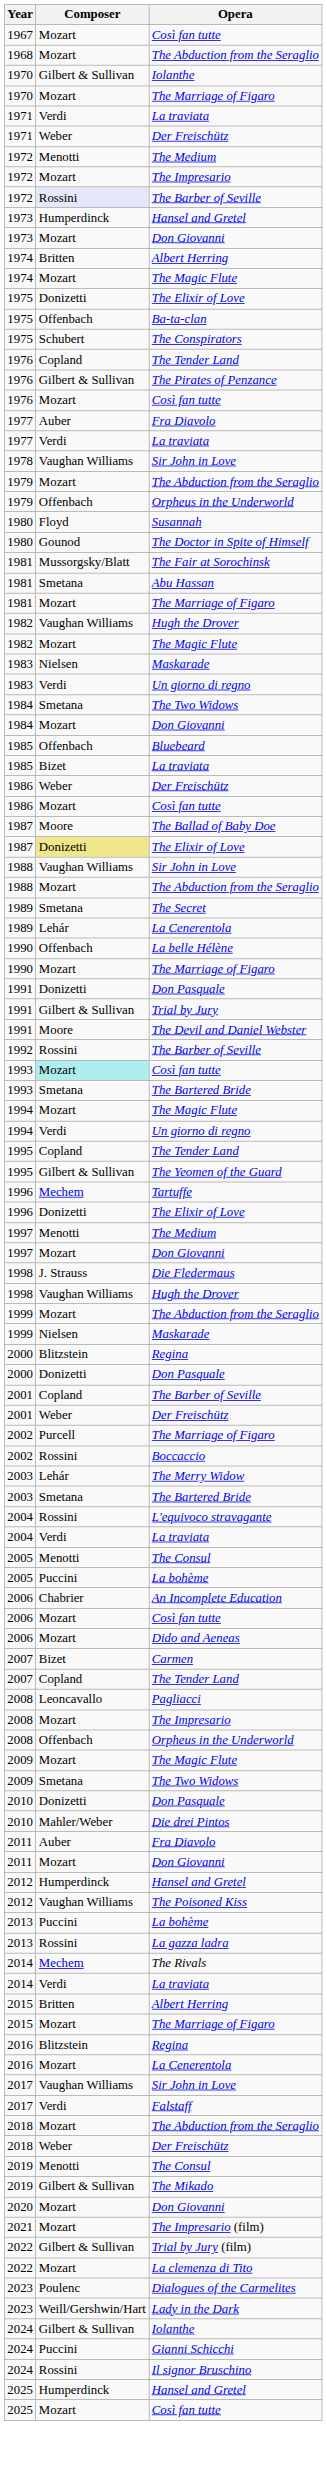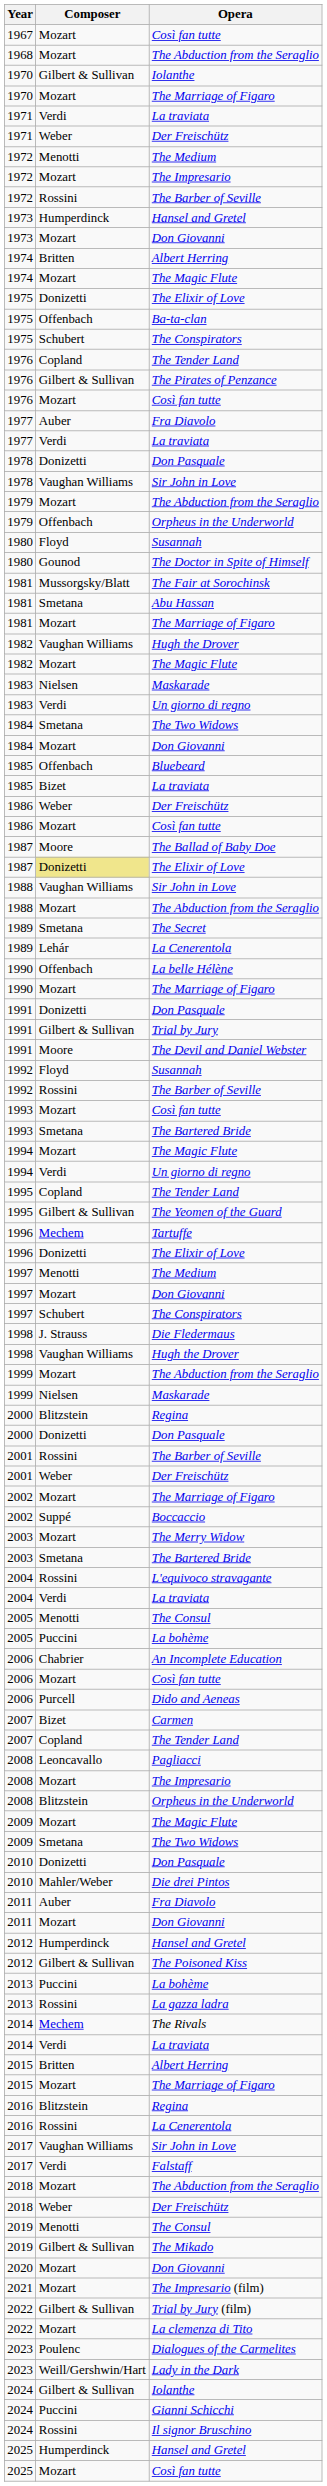(58, 197) lavender background -> (58, 197) no background
+ row: (20, 461)
+ row: (20, 1070)
(57, 1070) paleturquoise background -> (57, 1110) no background
+ row: (20, 1313)
(61, 1395) Copland -> (58, 1455) Rossini
(57, 1435) Purcell -> (57, 1496) Mozart
(58, 1455) Rossini -> (55, 1516) Suppé
(54, 1476) Lehár -> (57, 1537) Mozart
(57, 1638) Mozart -> (57, 1699) Purcell
(66, 1740) Offenbach -> (63, 1801) Blitzstein
(86, 1902) Vaughan Williams -> (86, 1963) Gilbert & Sullivan
(57, 2064) Mozart -> (58, 2125) Rossini
